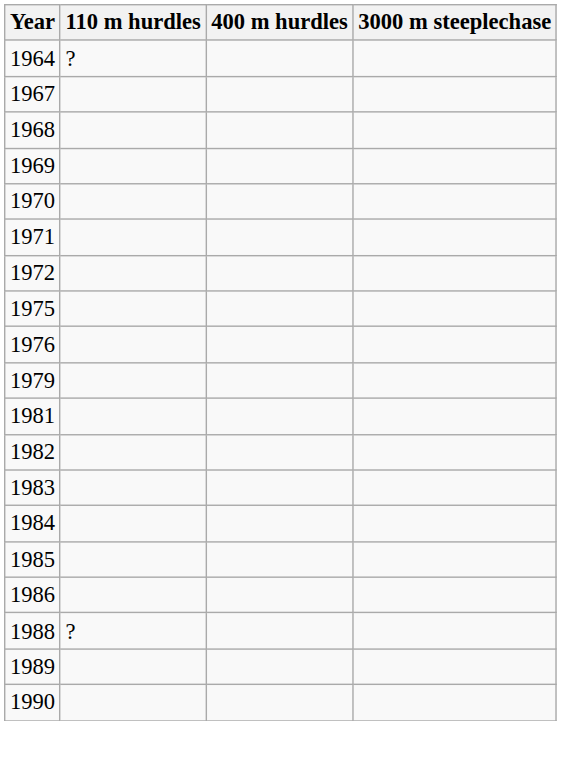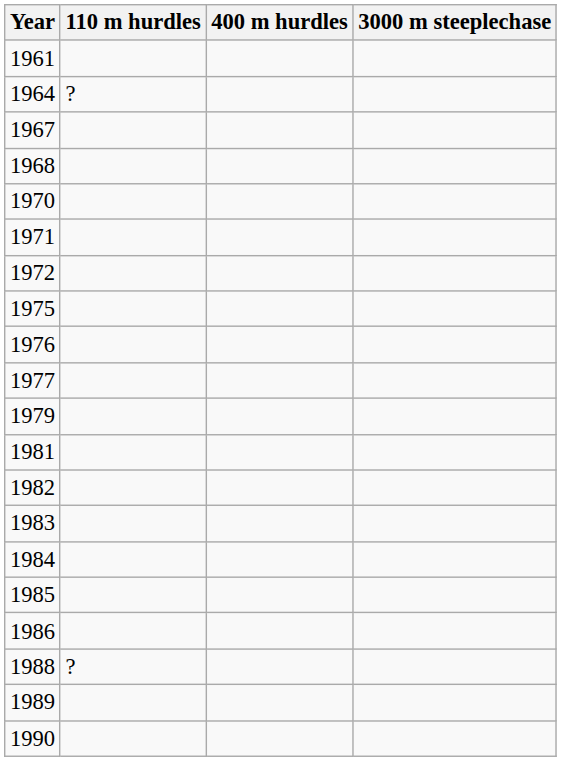+ row: (32, 58)
- row: (32, 165)
+ row: (32, 380)
